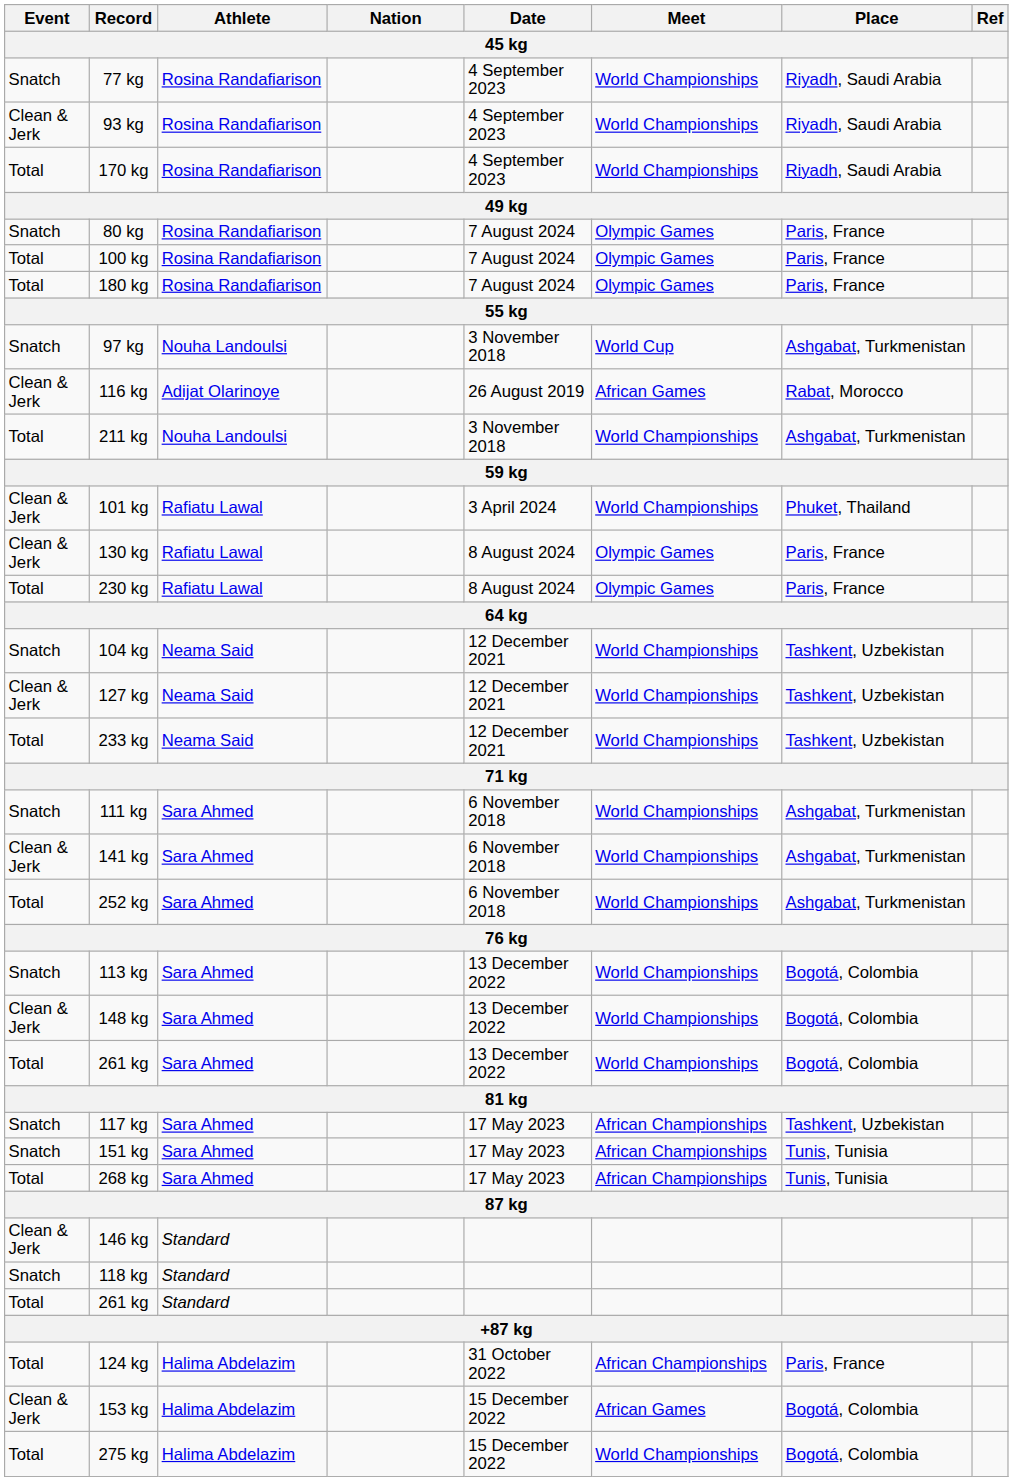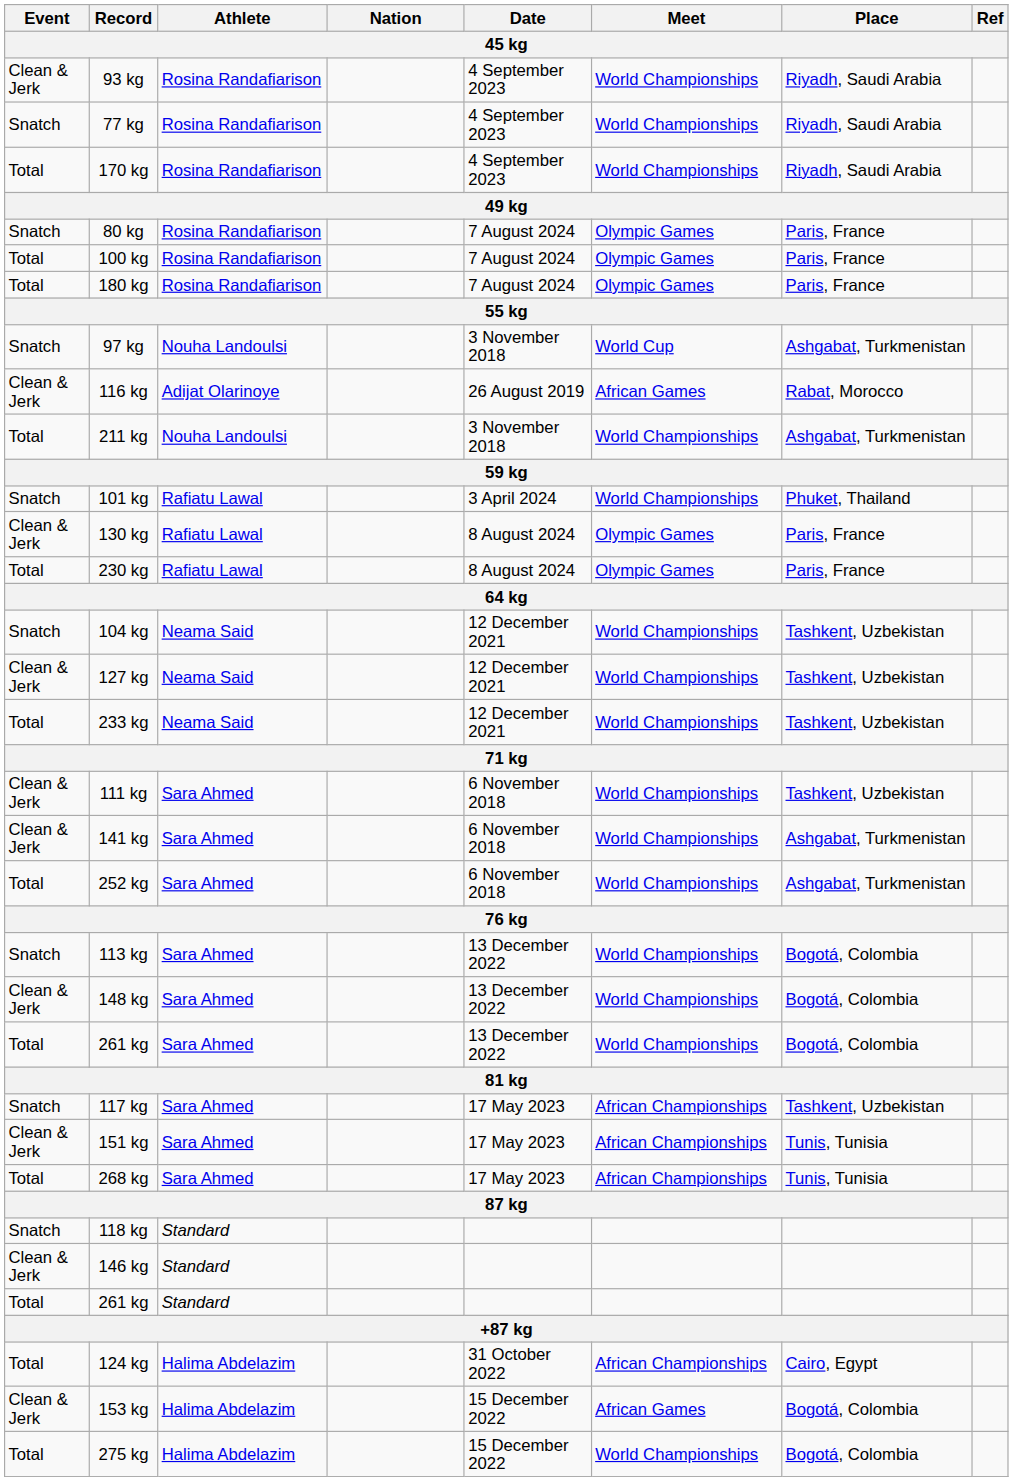rows swapped: (123, 80) <-> (123, 125)
(38, 508) Clean & Jerk -> (34, 499) Snatch
(34, 812) Snatch -> (38, 794) Clean & Jerk
(876, 812) Ashgabat, Turkmenistan -> (865, 794) Tashkent, Uzbekistan
(34, 1152) Snatch -> (38, 1142) Clean & Jerk
rows swapped: (123, 1276) <-> (123, 1240)
(835, 1364) Paris, France -> (831, 1364) Cairo, Egypt
